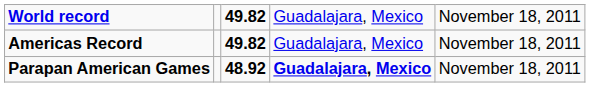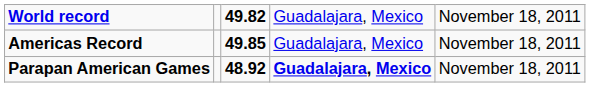(245, 43) 49.82 -> (245, 43) 49.85
